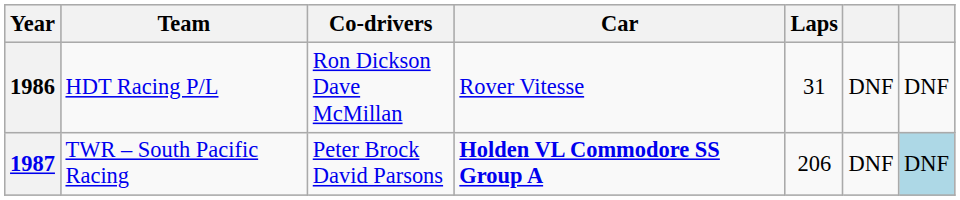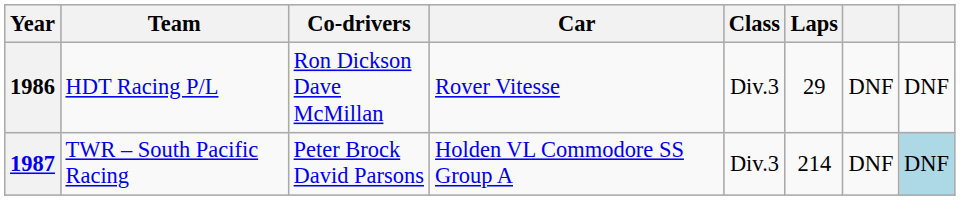+ column: (754, 23)
(814, 86) 31 -> (814, 86) 29
(590, 163) bold -> (559, 163) normal
(814, 163) 206 -> (814, 163) 214
